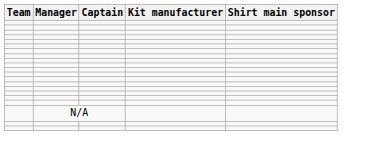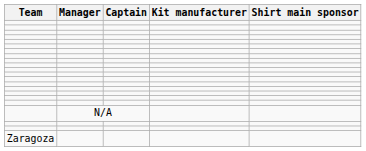+ row: (31, 139)
